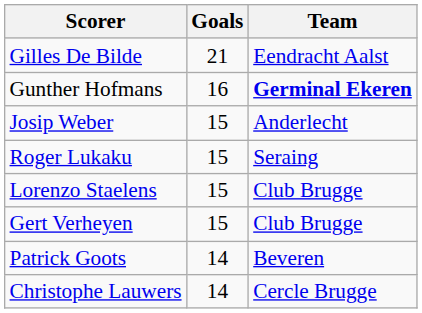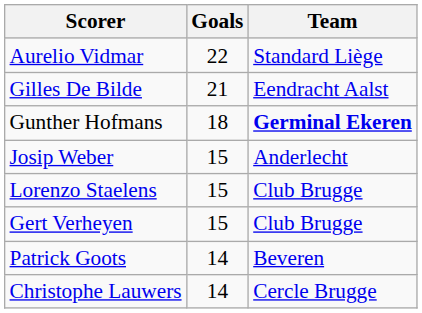+ row: (76, 55)
(217, 88) 16 -> (217, 122) 18
- row: (71, 156)
